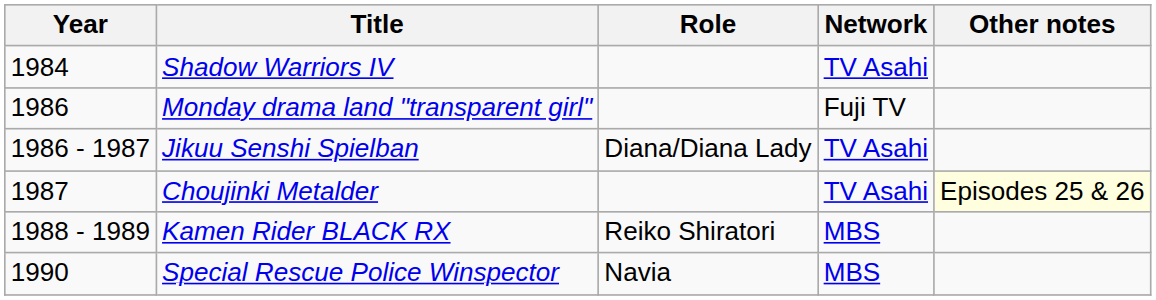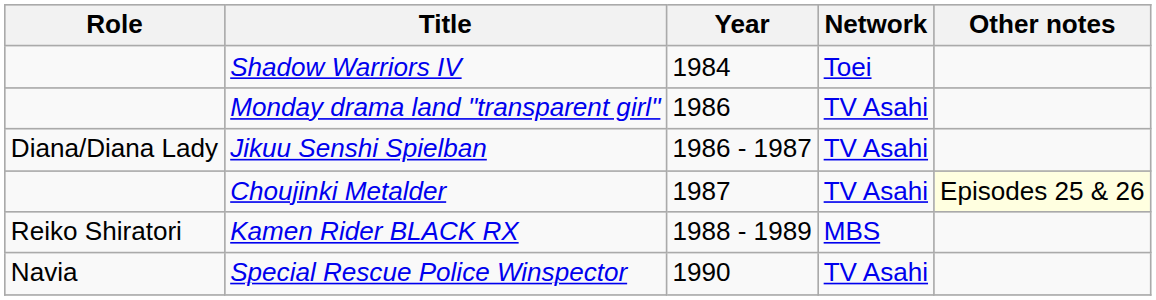columns swapped: (80, 25) <-> (708, 25)
(876, 66) TV Asahi -> (848, 66) Toei
(865, 107) Fuji TV -> (876, 107) TV Asahi
(852, 273) MBS -> (876, 273) TV Asahi
